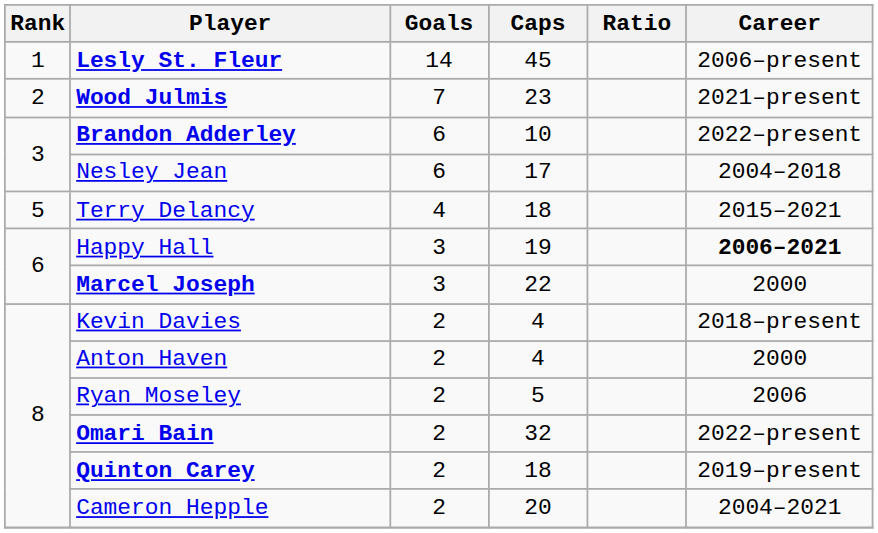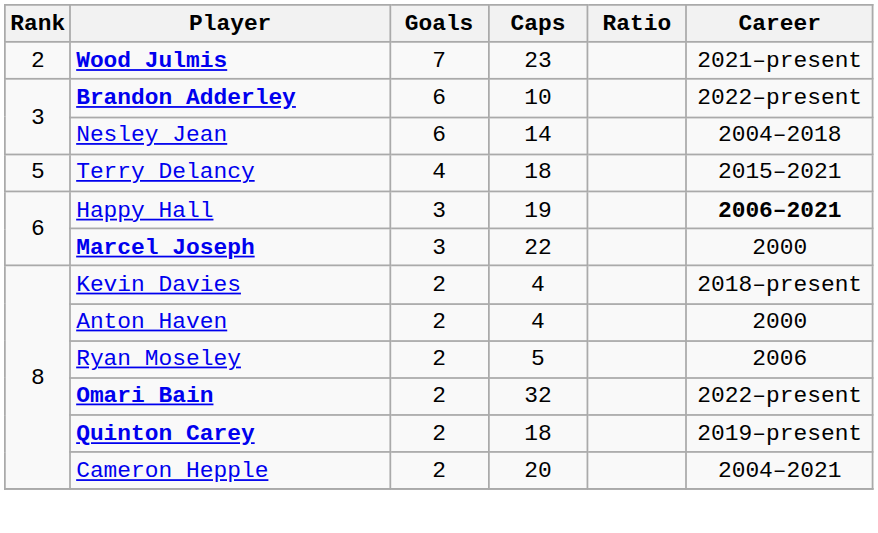- row: (179, 61)
(538, 173) 17 -> (538, 135) 14
